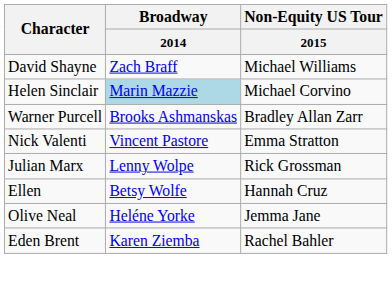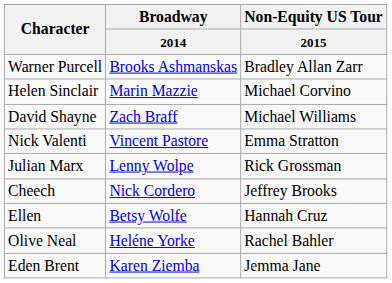rows swapped: (52, 66) <-> (55, 116)
(154, 91) lightblue background -> (154, 91) no background
+ row: (32, 191)
(282, 215) Jemma Jane -> (289, 240) Rachel Bahler
(289, 240) Rachel Bahler -> (282, 265) Jemma Jane
